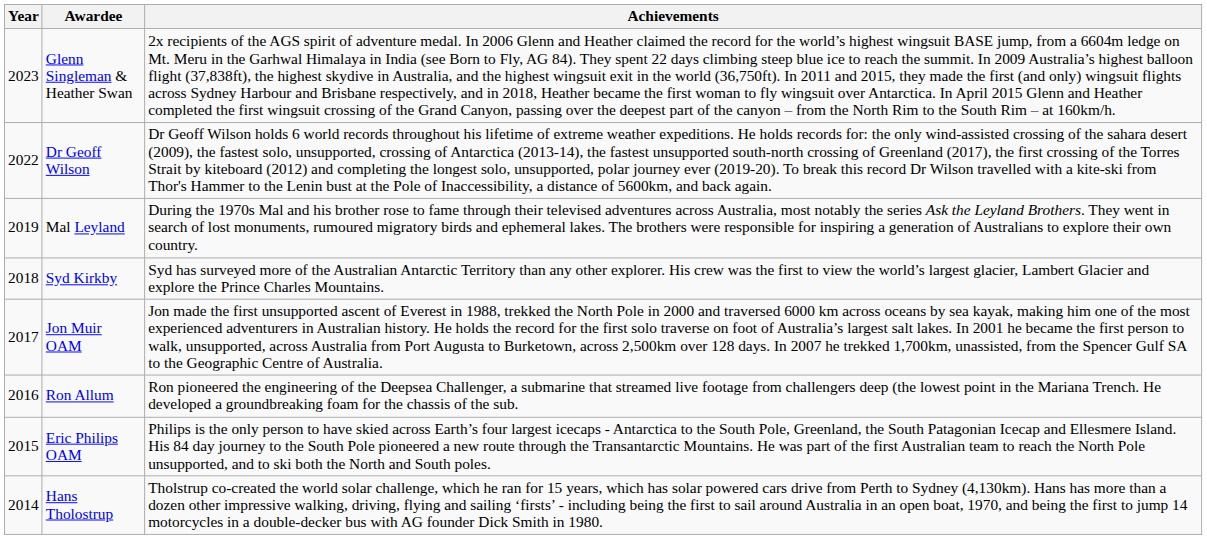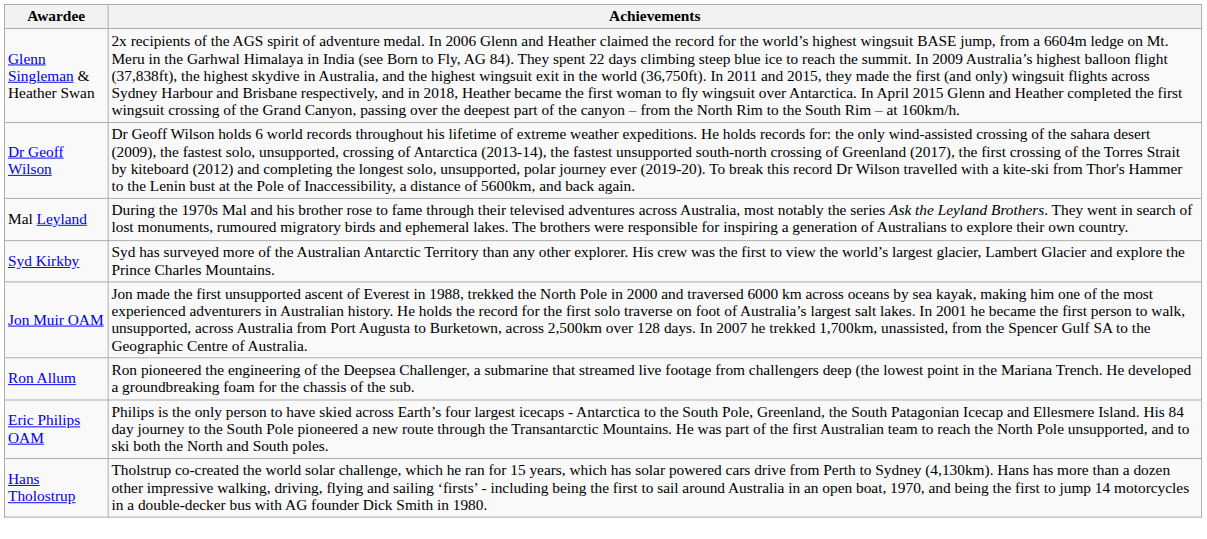- column: (23, 16)
